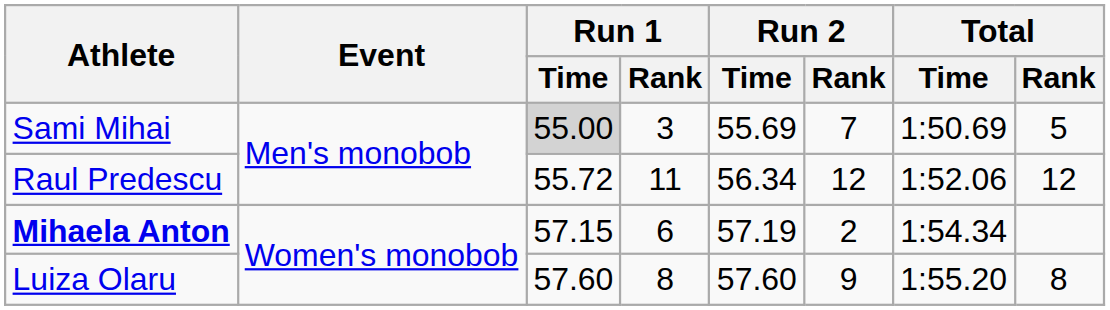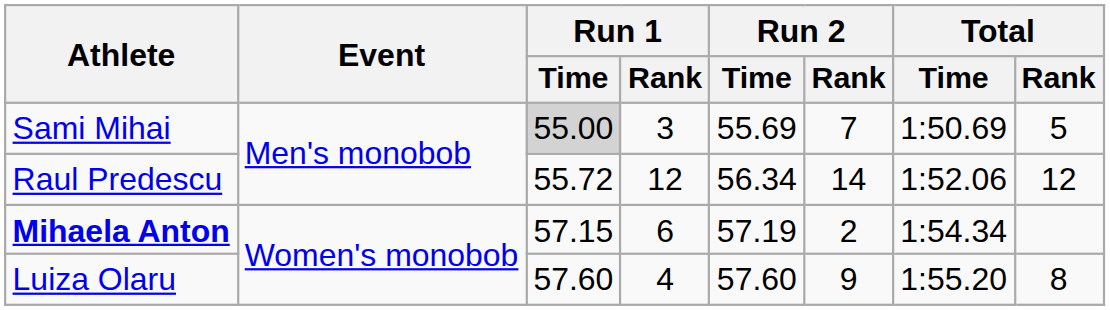(665, 179) 11 -> (665, 179) 12
(849, 179) 12 -> (849, 179) 14
(665, 280) 8 -> (665, 280) 4
